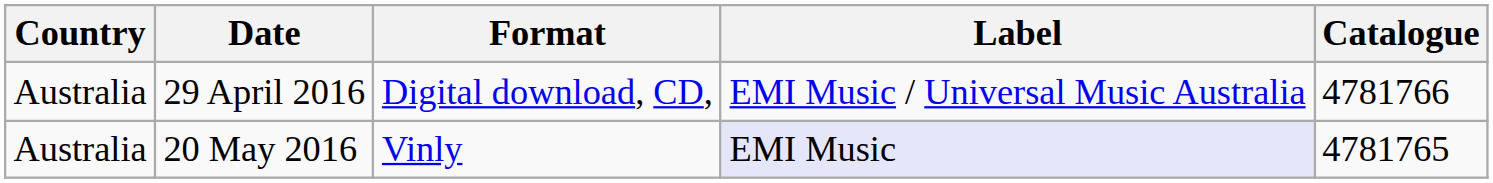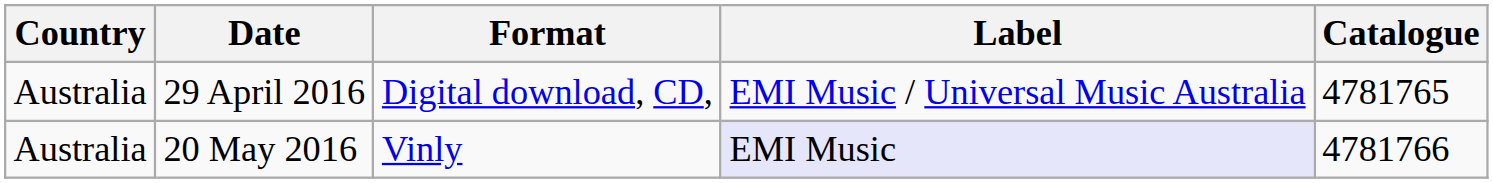(1386, 90) 4781766 -> (1386, 90) 4781765
(1386, 148) 4781765 -> (1386, 148) 4781766
